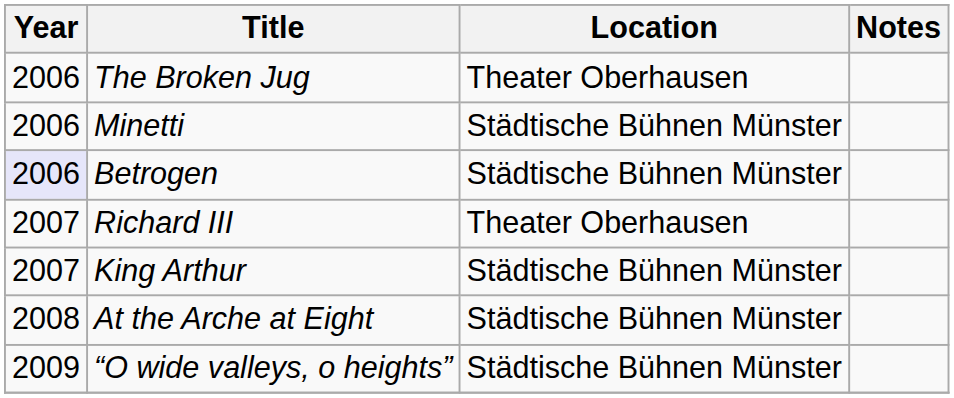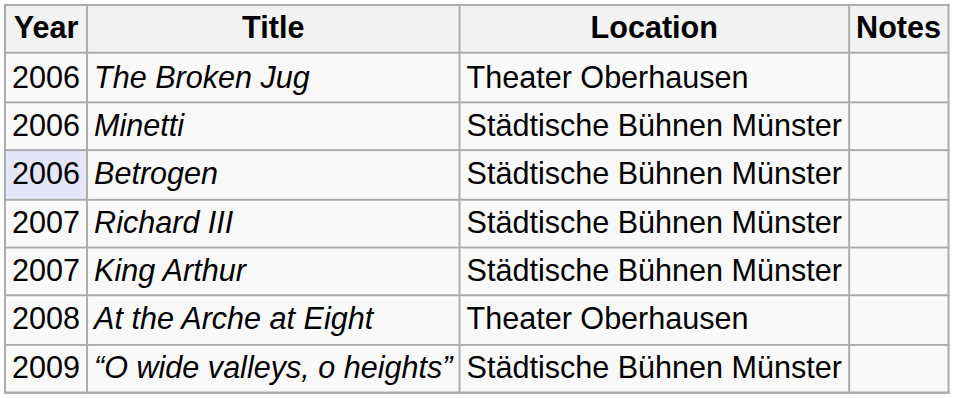(608, 222) Theater Oberhausen -> (654, 222) Städtische Bühnen Münster
(654, 319) Städtische Bühnen Münster -> (608, 319) Theater Oberhausen
